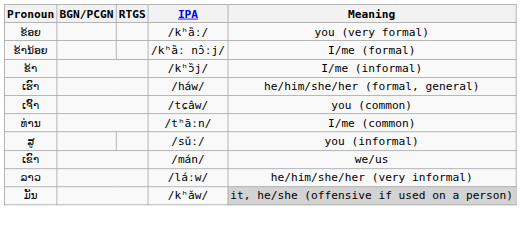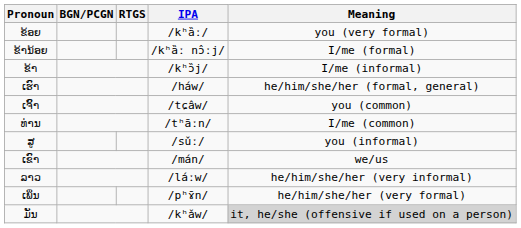+ row: (31, 196)
